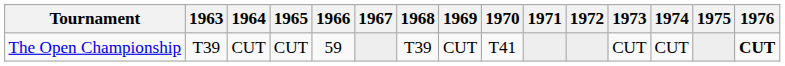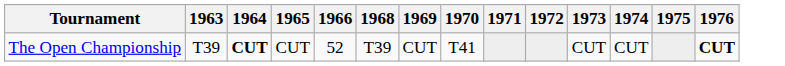- column: (375, 18)
(249, 47) normal -> (250, 47) bold
(333, 47) 59 -> (335, 47) 52
